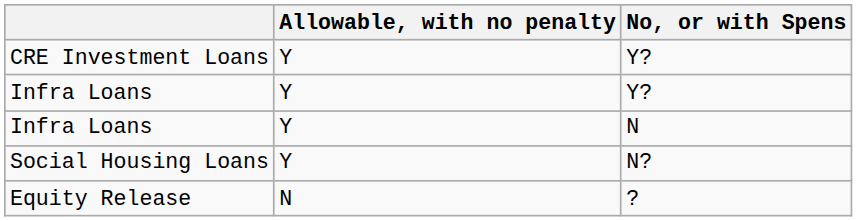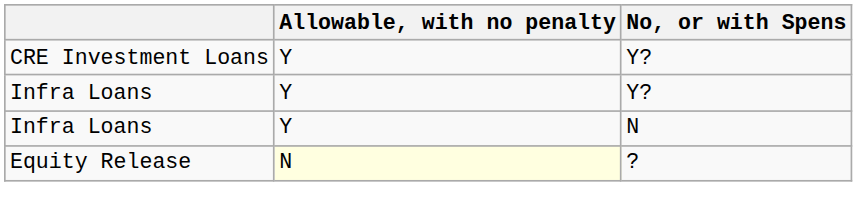- row: (139, 163)
(286, 198) no background -> (286, 163) lightyellow background
